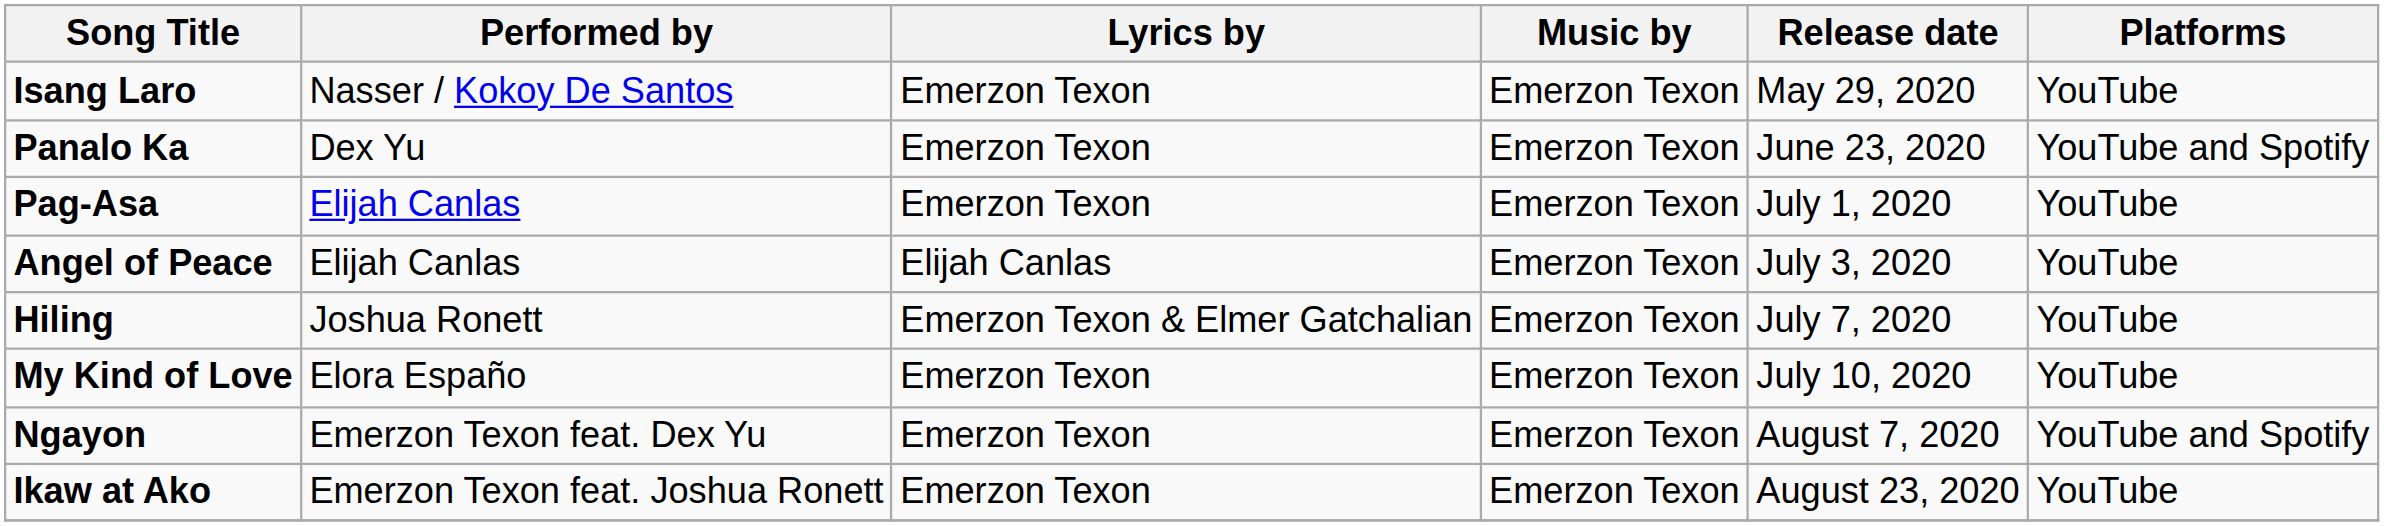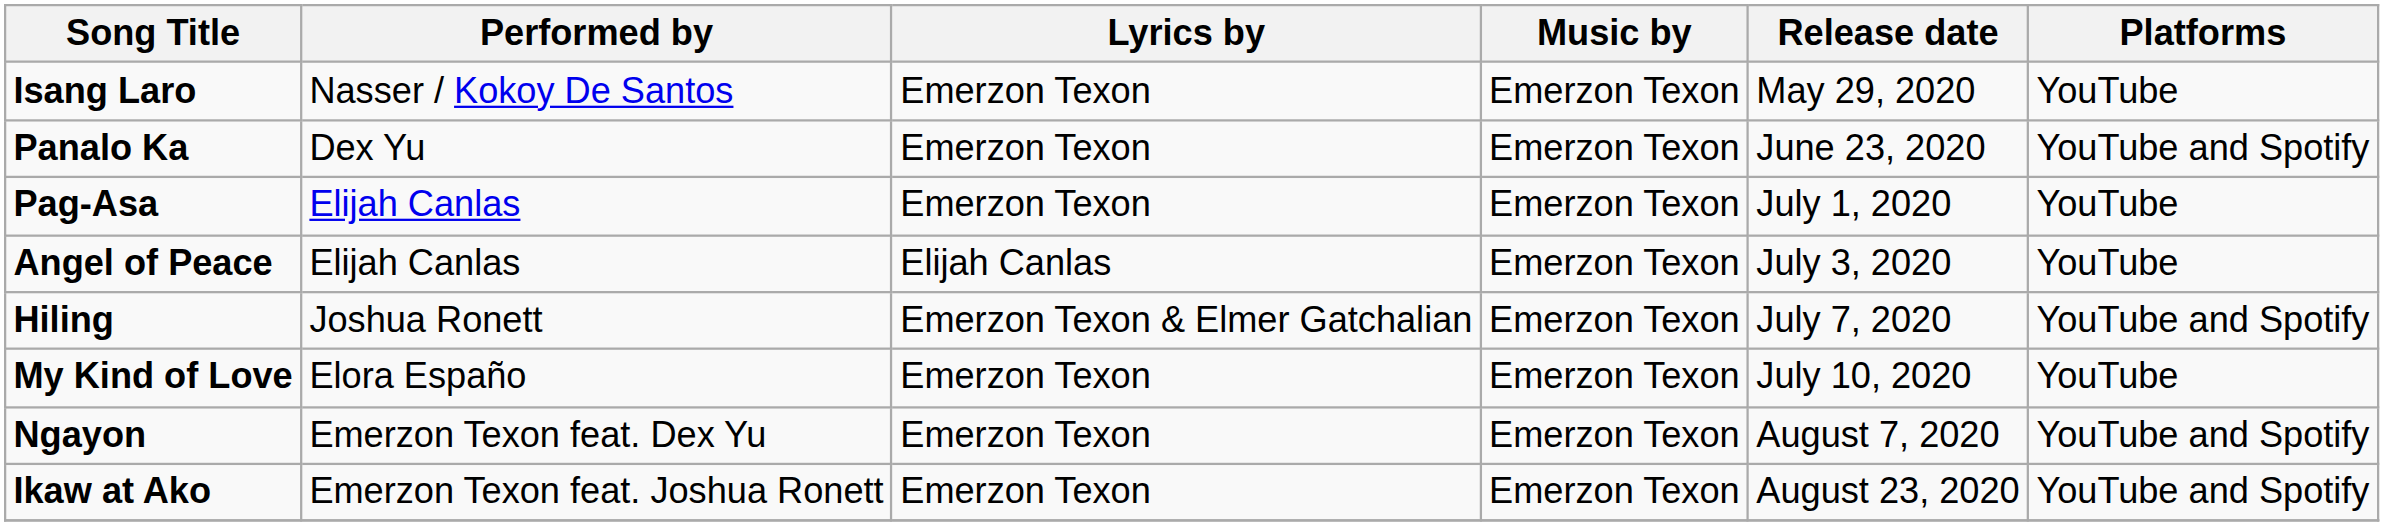(2107, 319) YouTube -> (2203, 319) YouTube and Spotify
(2107, 491) YouTube -> (2203, 491) YouTube and Spotify
